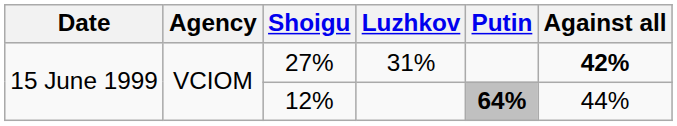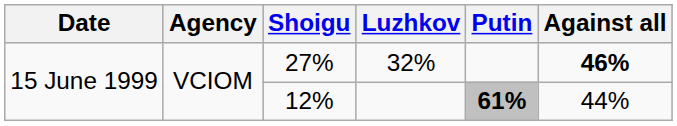(411, 62) 31% -> (411, 62) 32%
(605, 62) 42% -> (605, 62) 46%
(502, 100) 64% -> (502, 100) 61%
